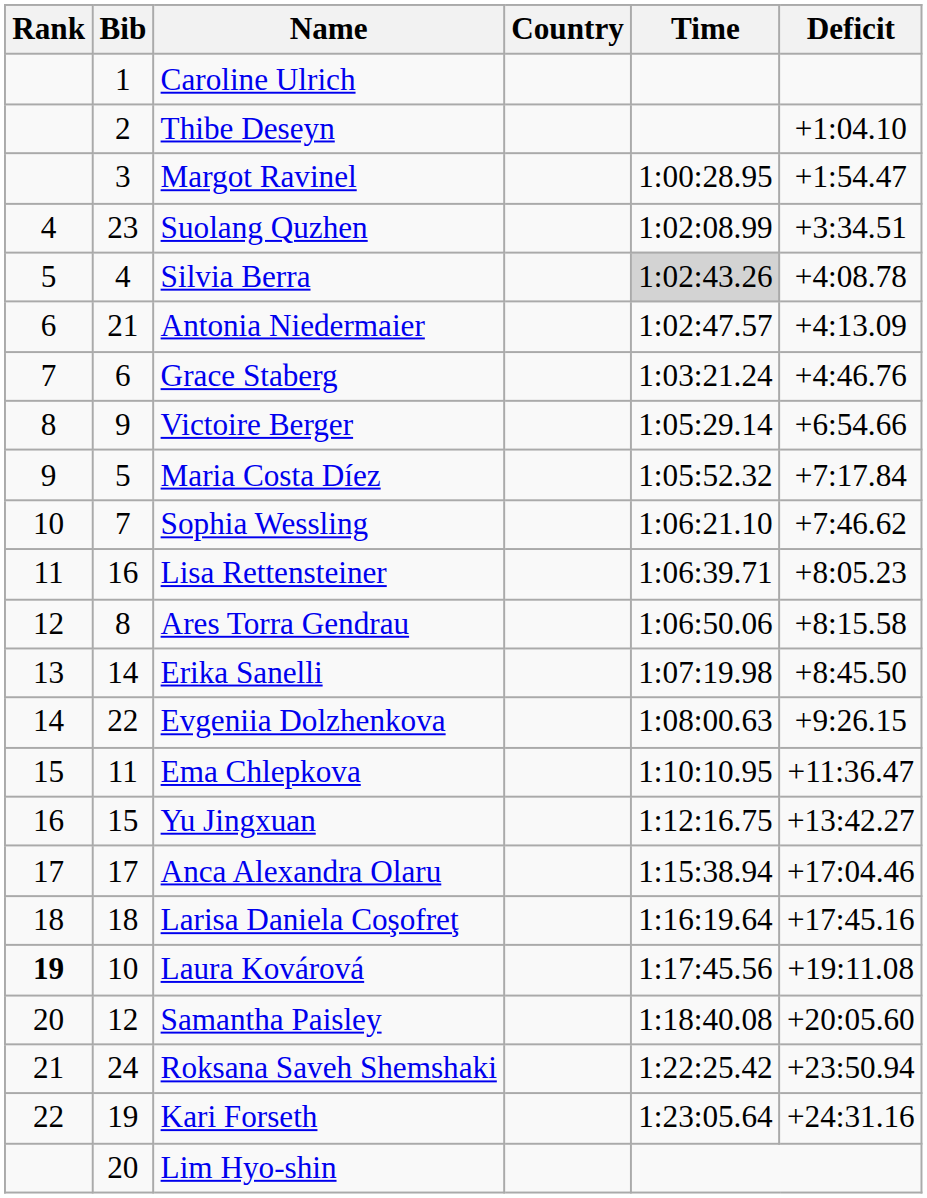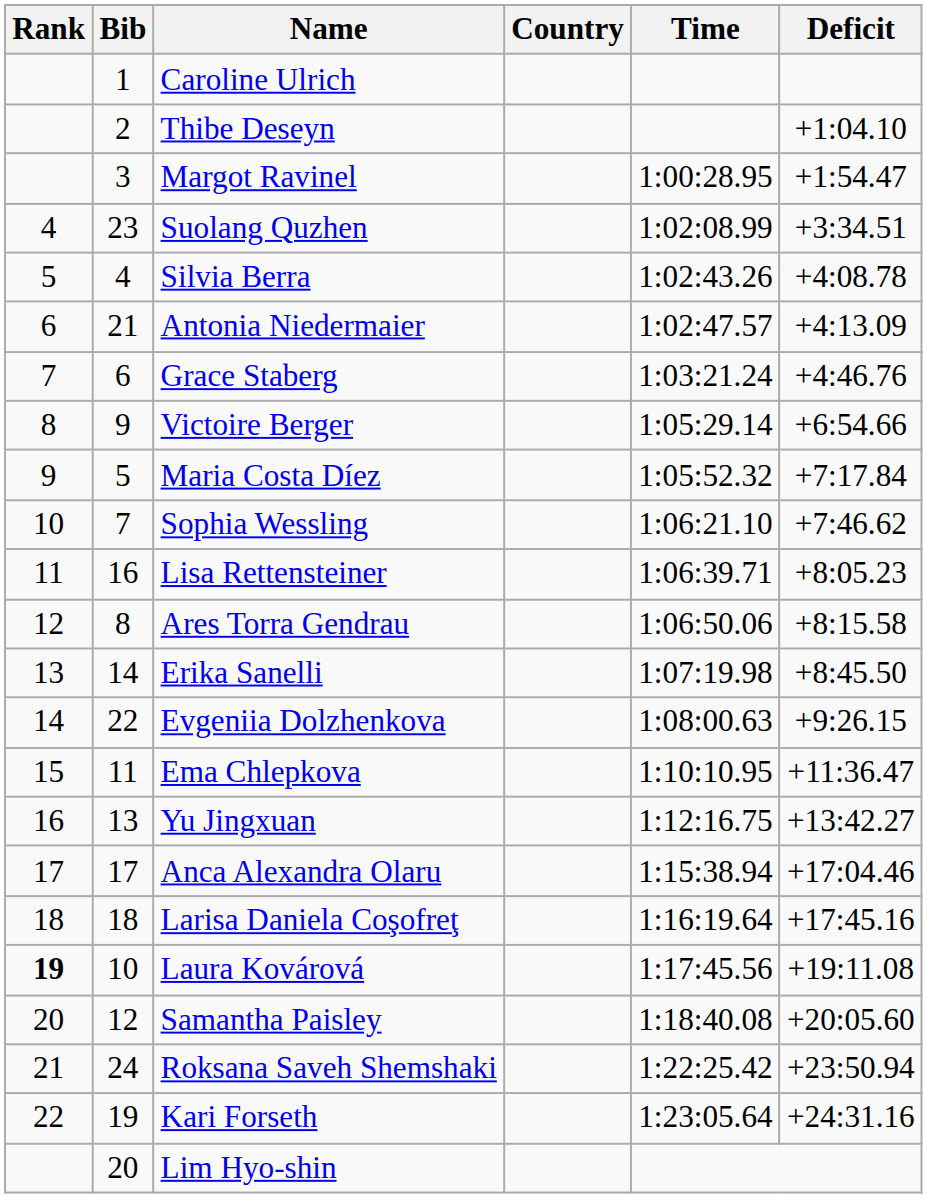(705, 276) lightgrey background -> (705, 276) no background
(123, 820) 15 -> (123, 820) 13
